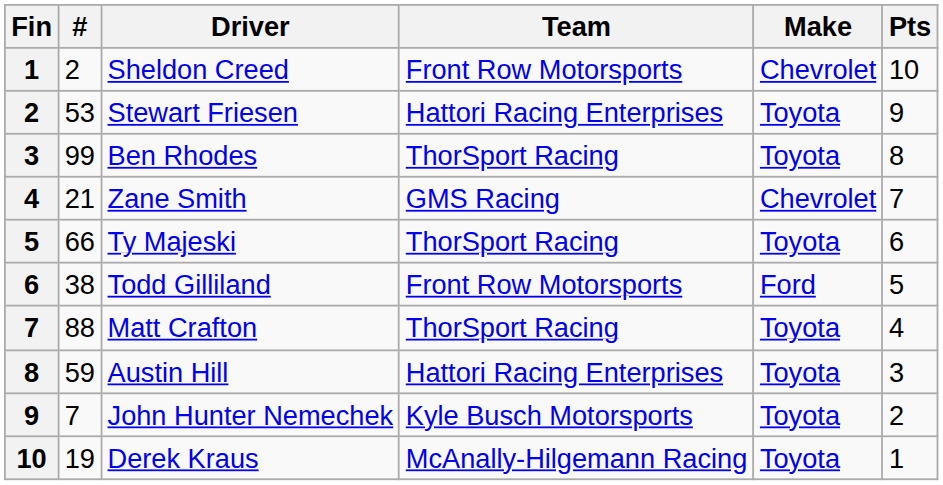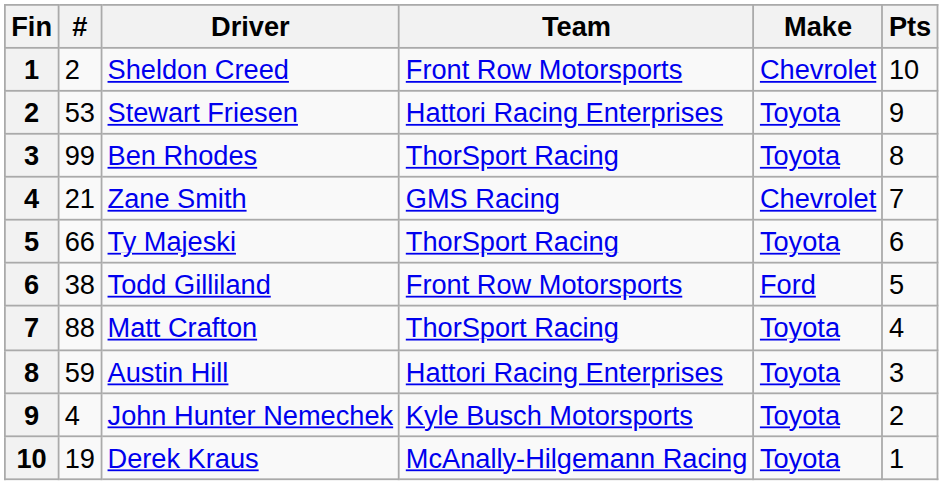(72, 414) 7 -> (72, 414) 4
